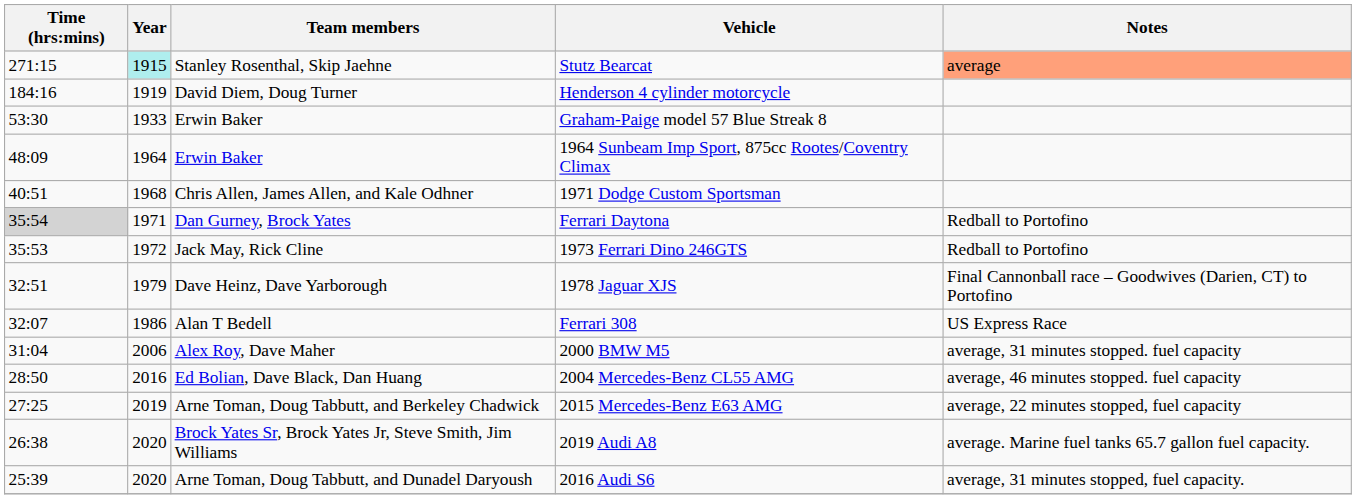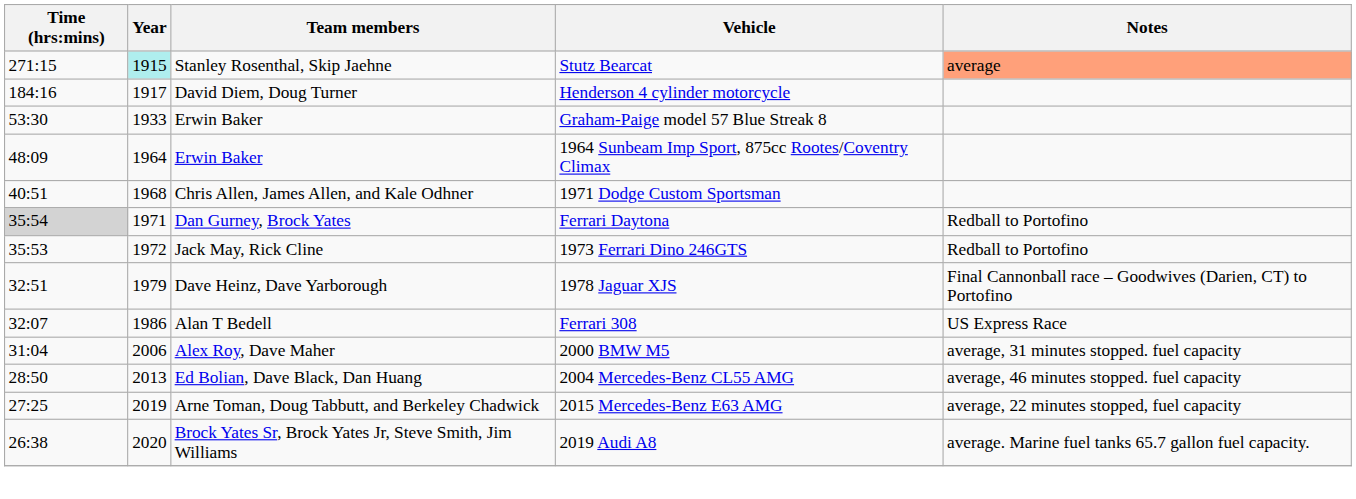(149, 92) 1919 -> (149, 92) 1917
(149, 377) 2016 -> (149, 377) 2013
- row: (607, 479)
